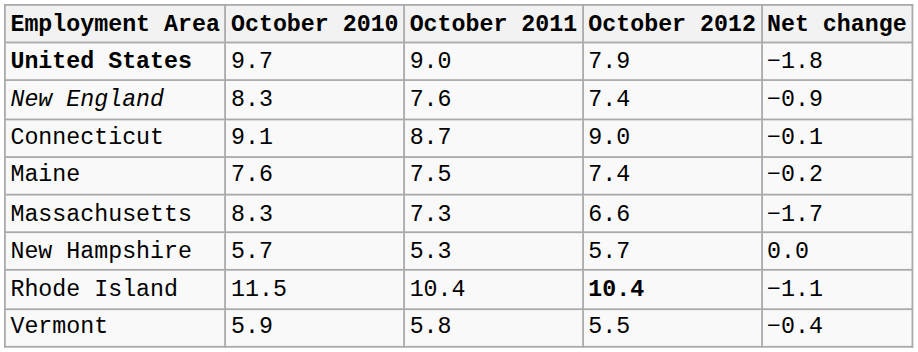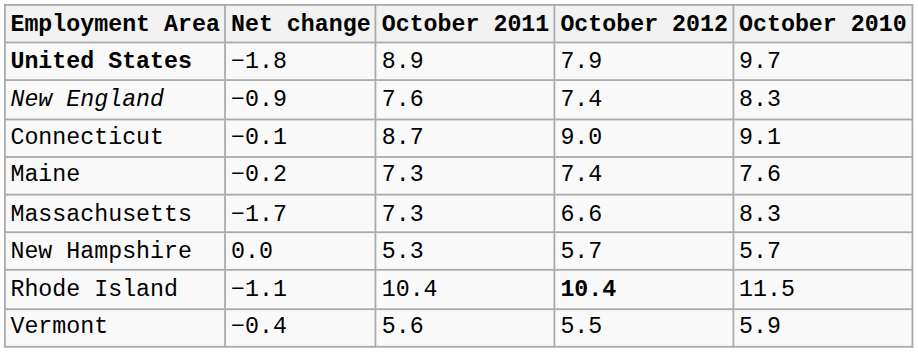columns swapped: (315, 24) <-> (837, 24)
(431, 62) 9.0 -> (403, 62) 8.9
(431, 176) 7.5 -> (403, 176) 7.3
(431, 327) 5.8 -> (403, 327) 5.6
